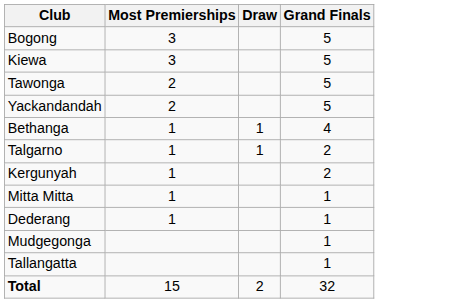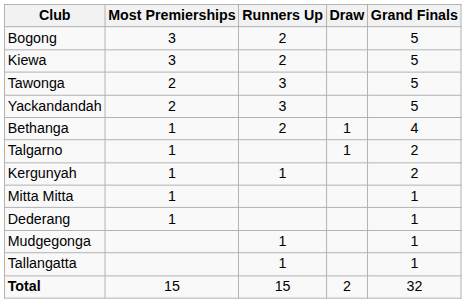+ column: (283, 15)
